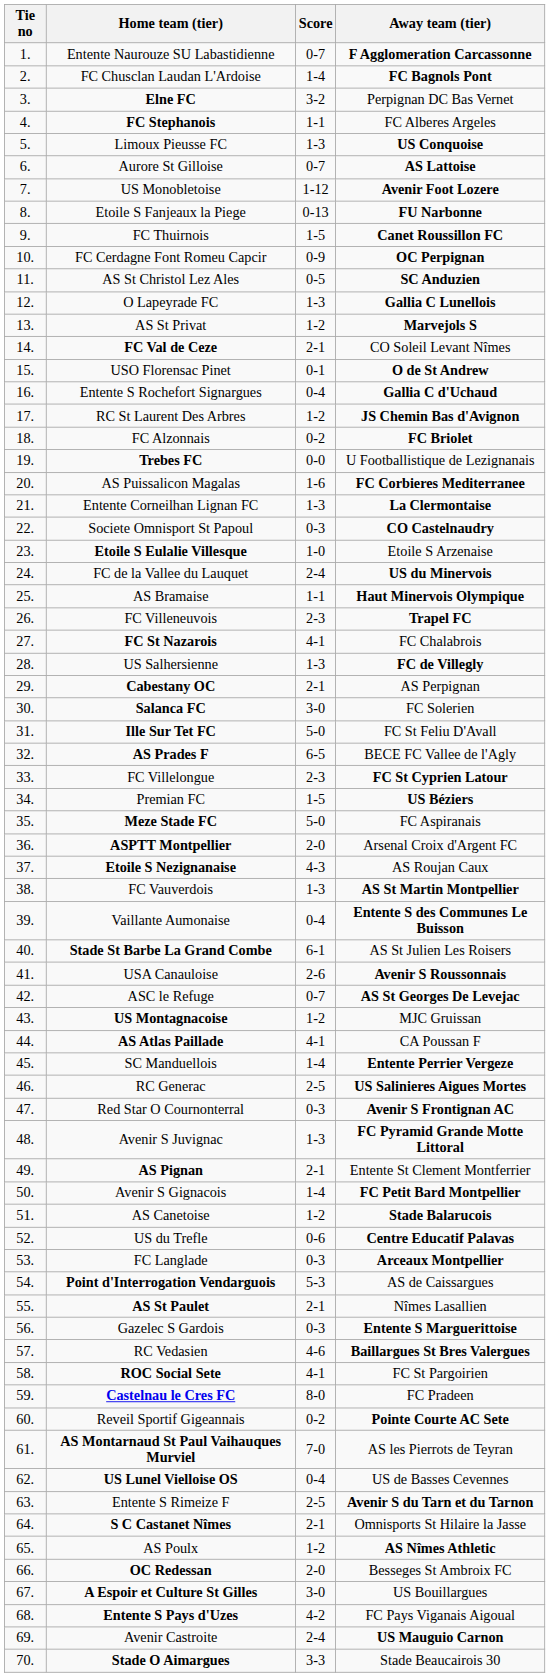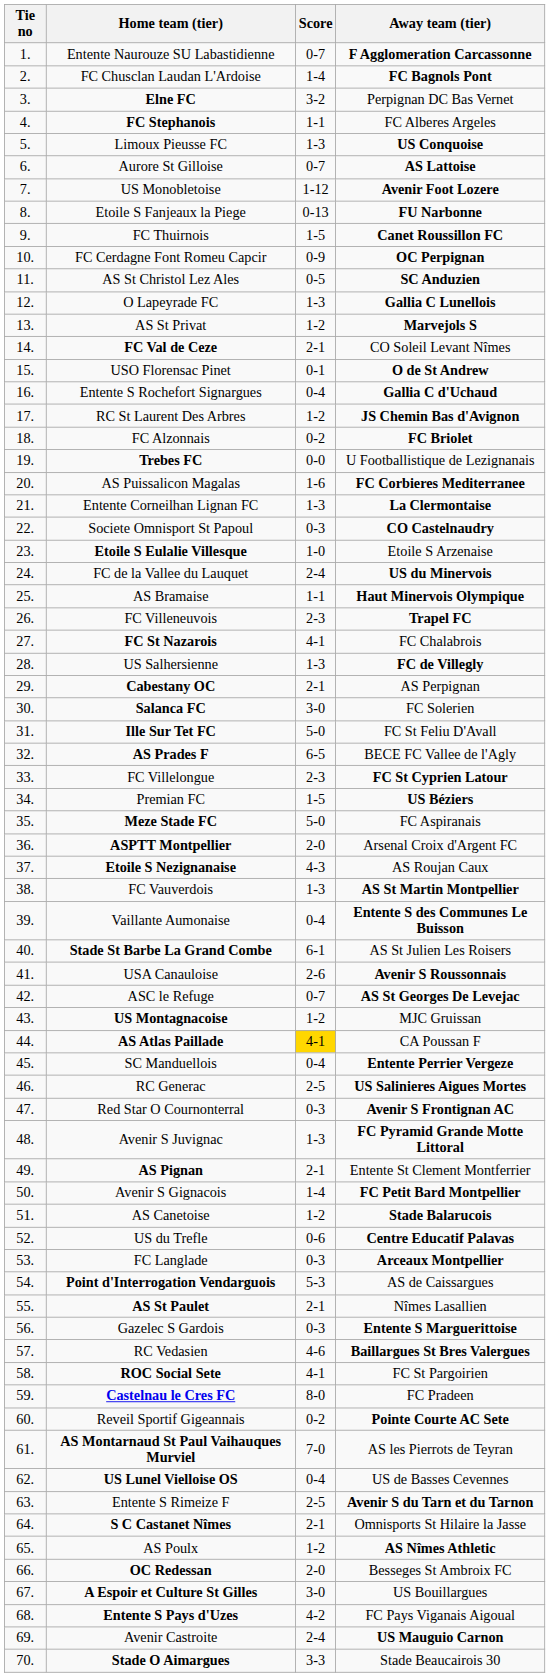(316, 1041) no background -> (316, 1041) gold background
(316, 1064) 1-4 -> (316, 1064) 0-4
